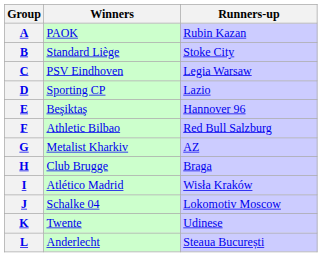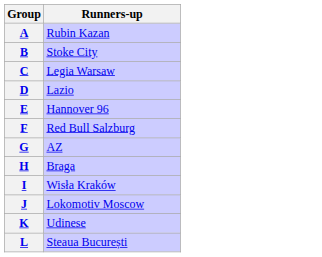- column: (112, 14)
